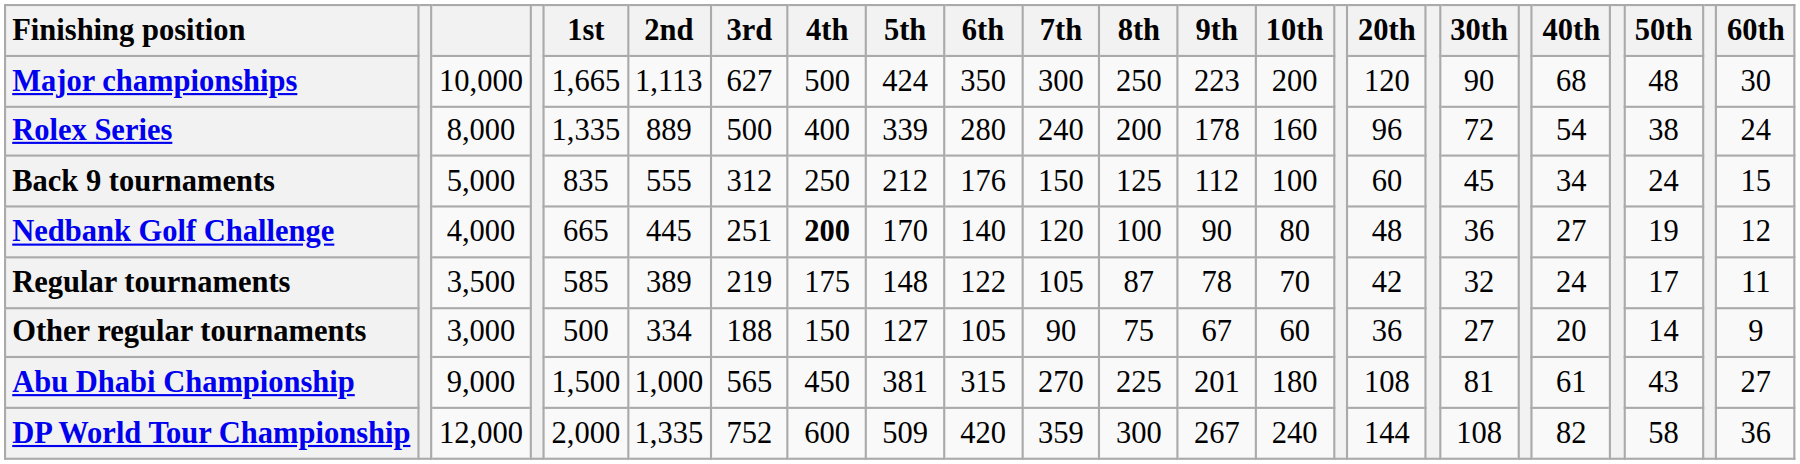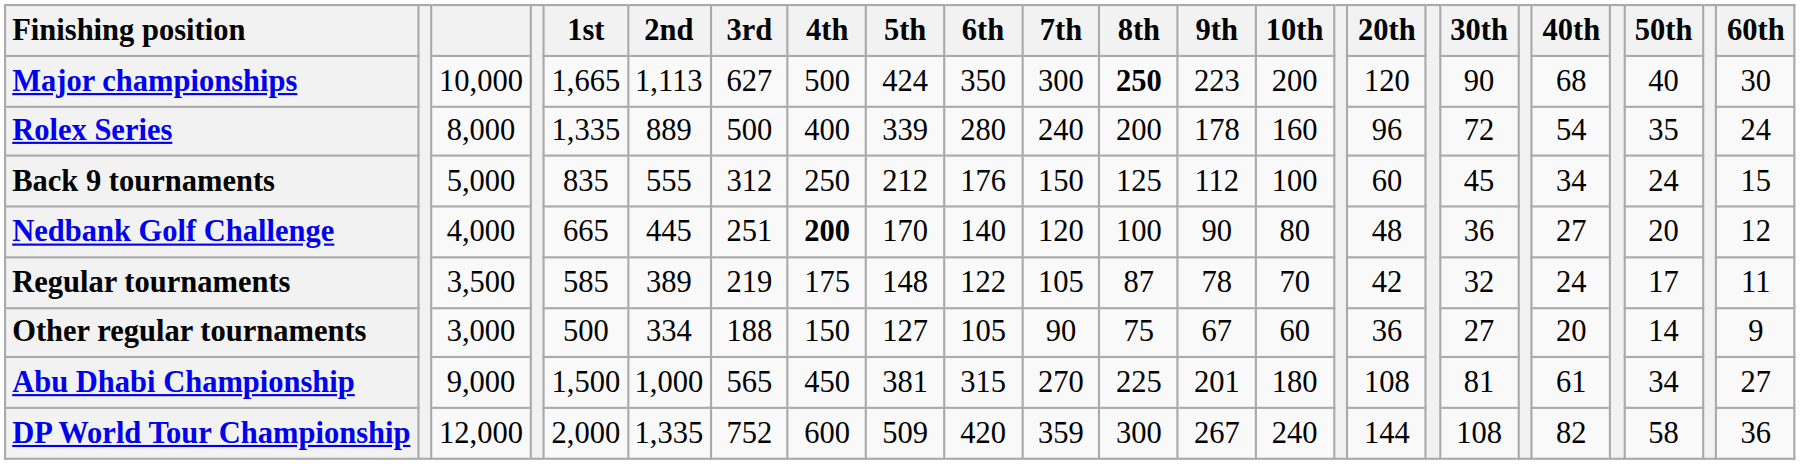(1139, 80) normal -> (1139, 80) bold
(1664, 80) 48 -> (1664, 80) 40
(1664, 130) 38 -> (1664, 130) 35
(1664, 231) 19 -> (1664, 231) 20
(1664, 382) 43 -> (1664, 382) 34
